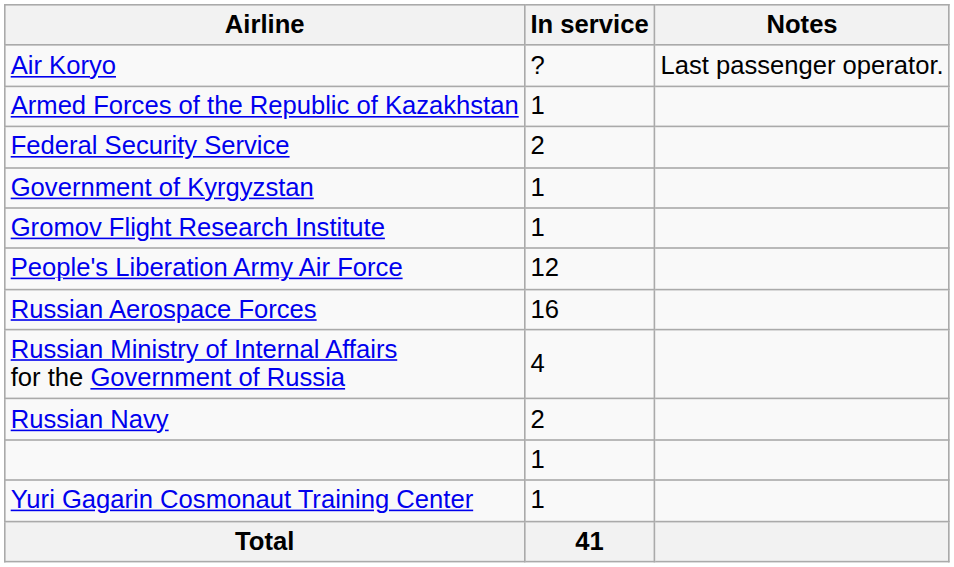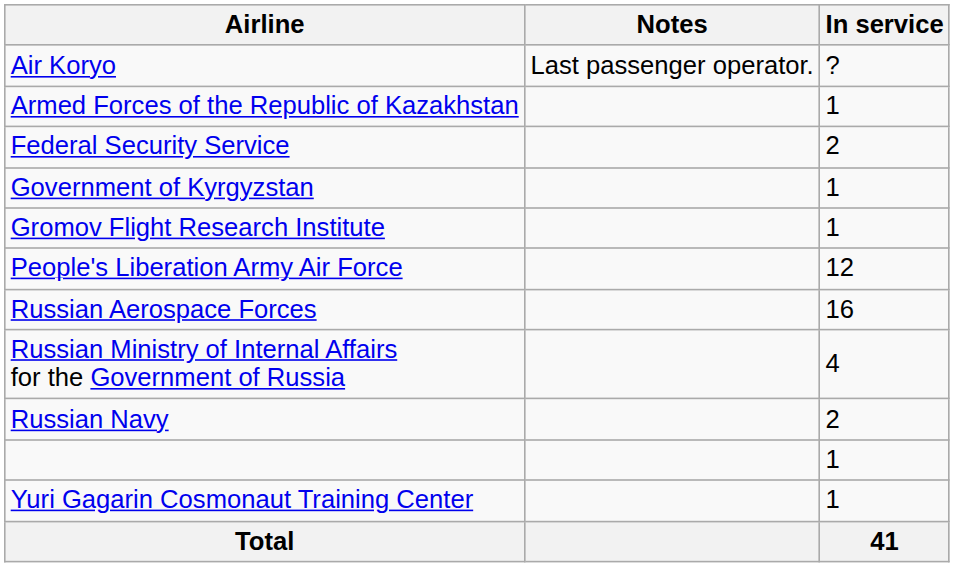columns swapped: (590, 24) <-> (802, 24)
